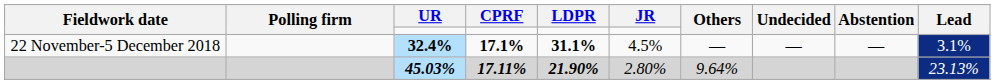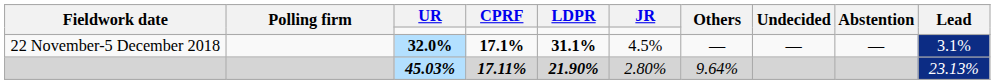(430, 46) 32.4% -> (430, 46) 32.0%
